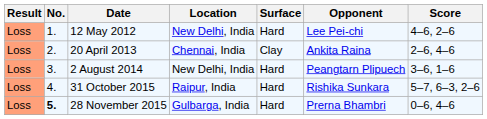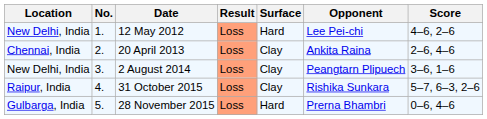columns swapped: (24, 13) <-> (213, 13)
(272, 68) Hard -> (271, 68) Clay
(272, 86) Hard -> (271, 86) Clay
(52, 105) bold -> (99, 105) normal
